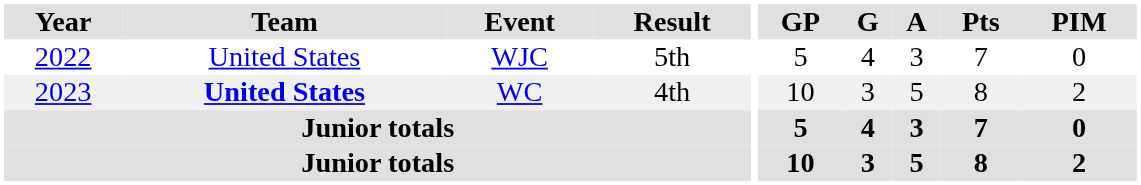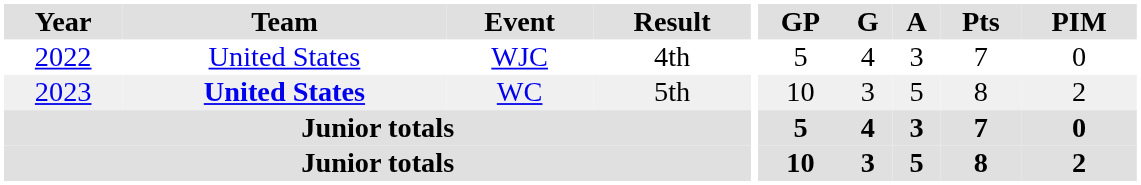(672, 56) 5th -> (672, 56) 4th
(672, 92) 4th -> (672, 92) 5th
